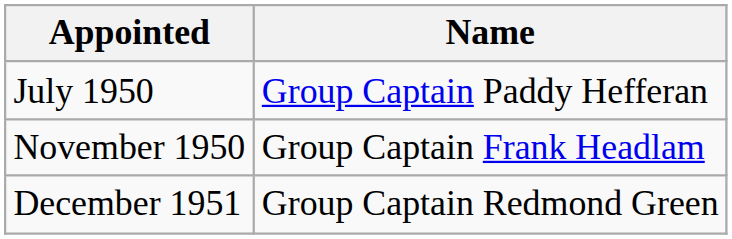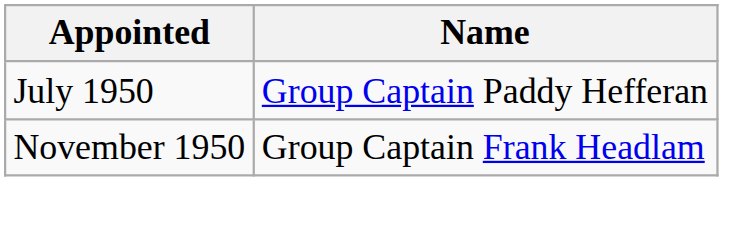- row: (127, 203)
